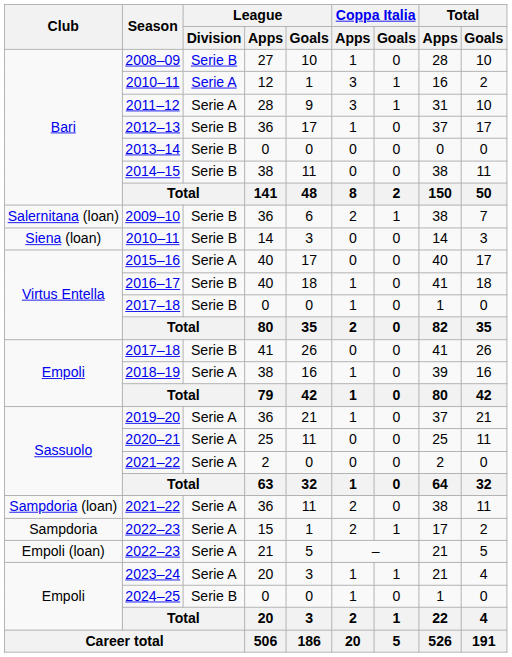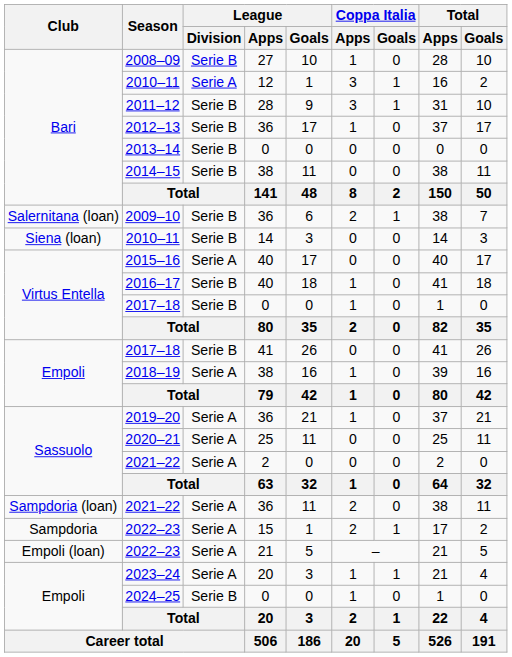(214, 104) Serie A -> (214, 104) Serie B
